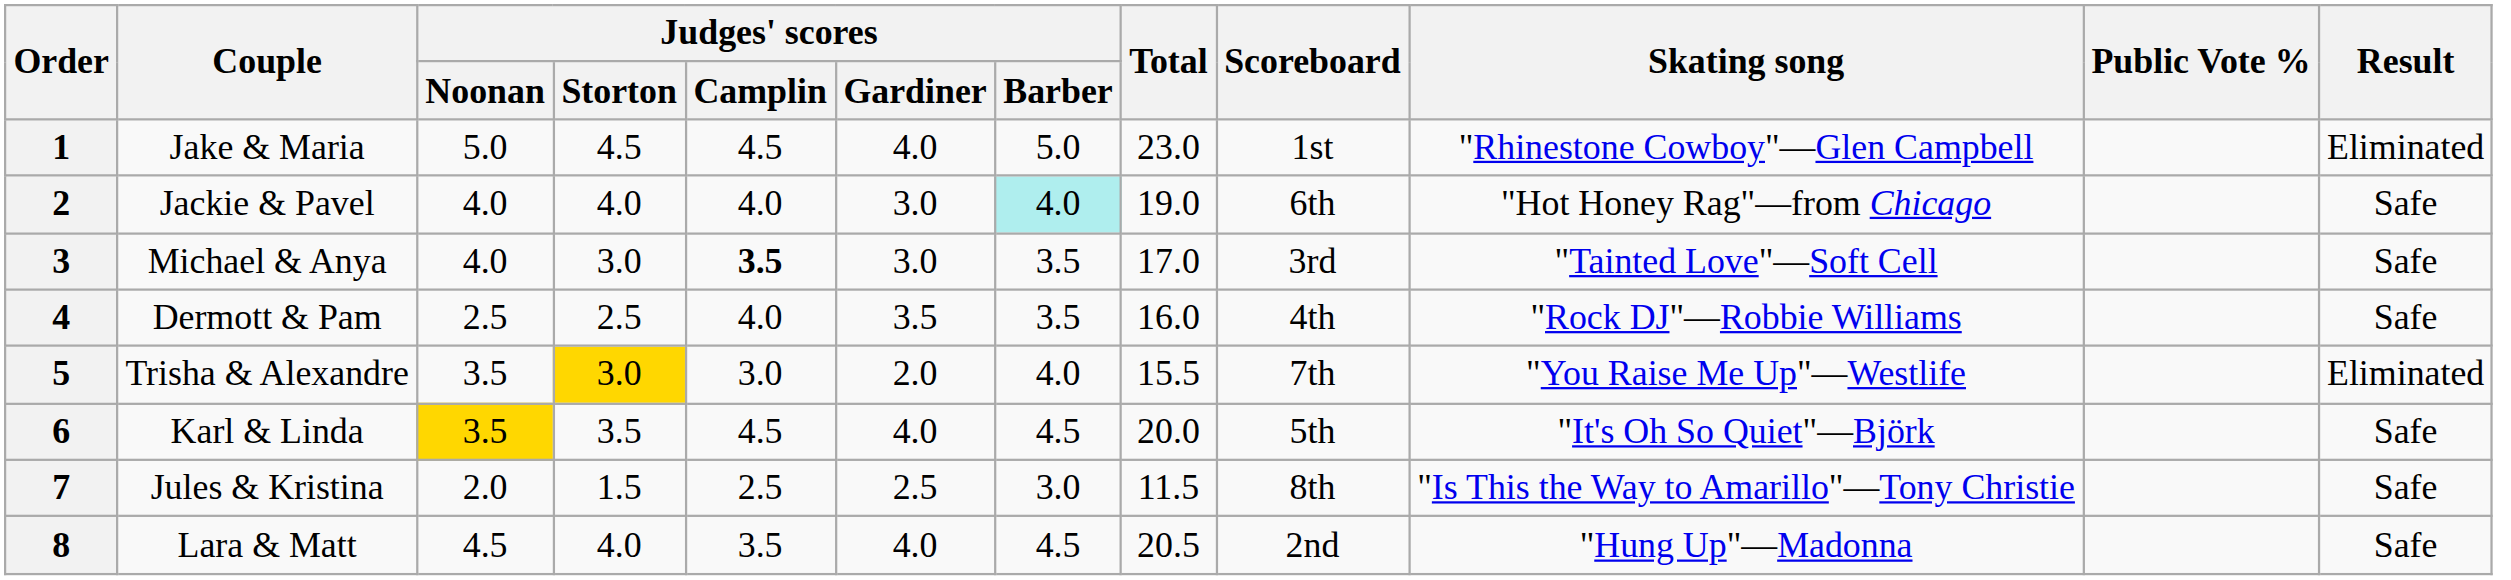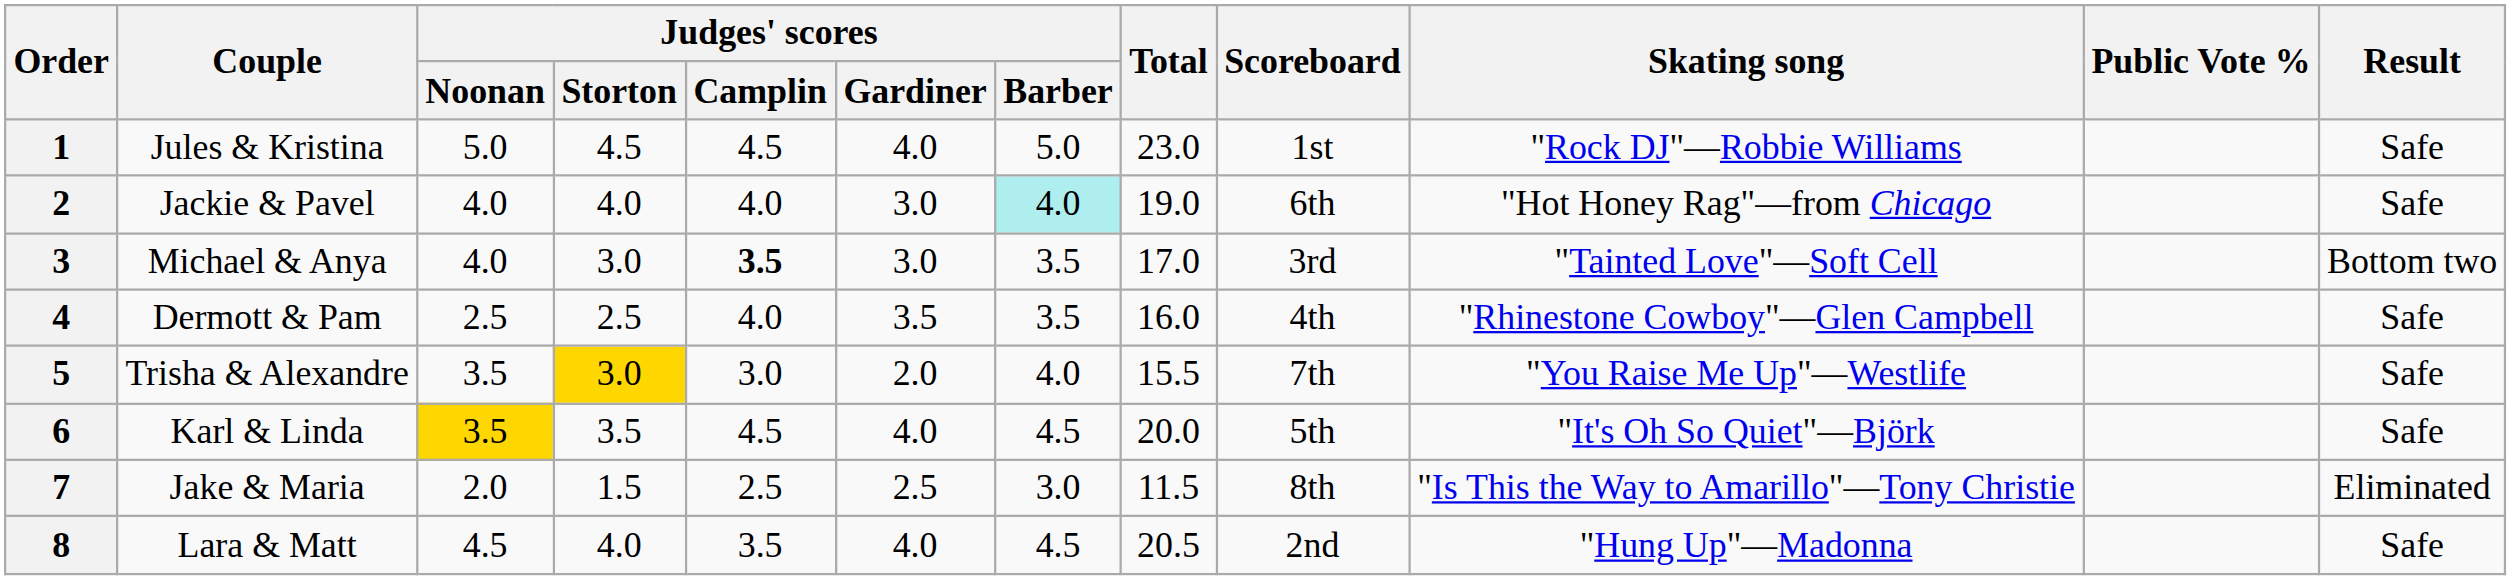(267, 146) Jake & Maria -> (267, 146) Jules & Kristina
(1746, 146) "Rhinestone Cowboy"—Glen Campbell -> (1746, 146) "Rock DJ"—Robbie Williams
(2406, 146) Eliminated -> (2412, 146) Safe
(2406, 260) Safe -> (2412, 260) Bottom two
(1746, 317) "Rock DJ"—Robbie Williams -> (1746, 317) "Rhinestone Cowboy"—Glen Campbell
(2406, 373) Eliminated -> (2412, 373) Safe
(267, 487) Jules & Kristina -> (267, 487) Jake & Maria
(2406, 487) Safe -> (2412, 487) Eliminated
